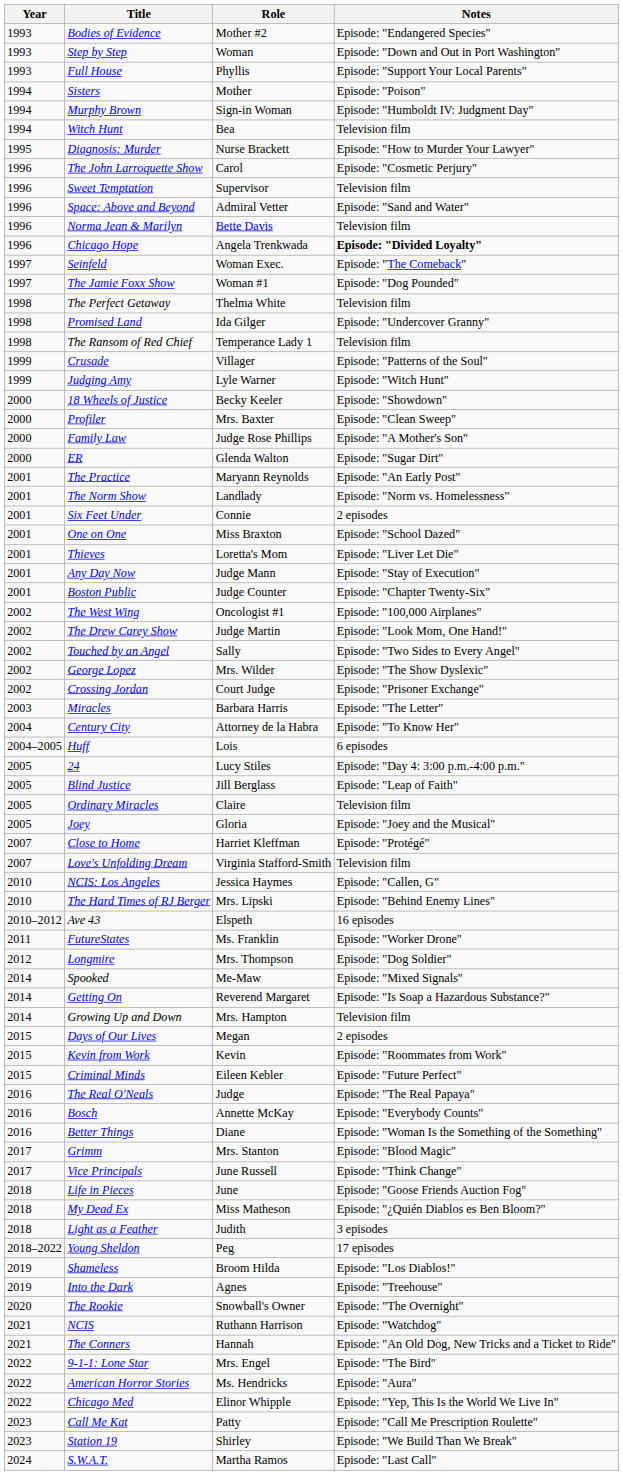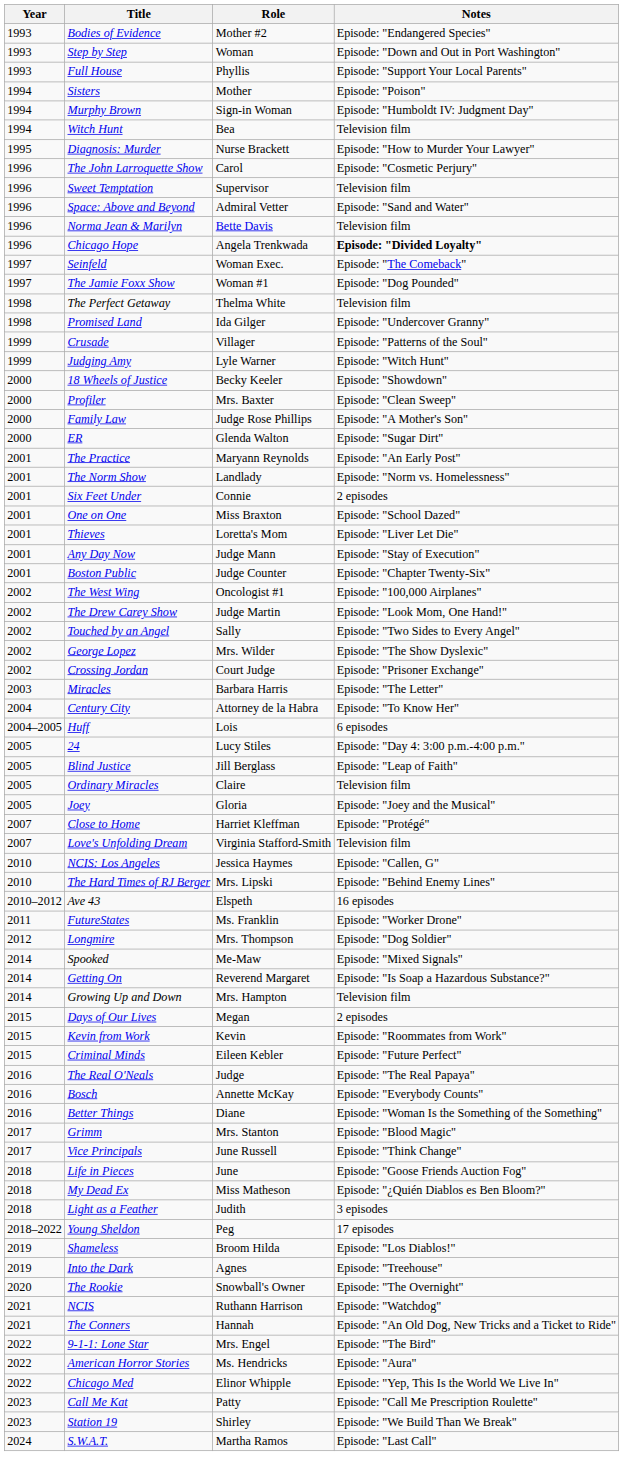- row: (130, 341)
